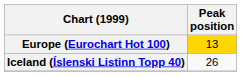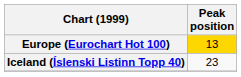(212, 62) 26 -> (212, 62) 23
